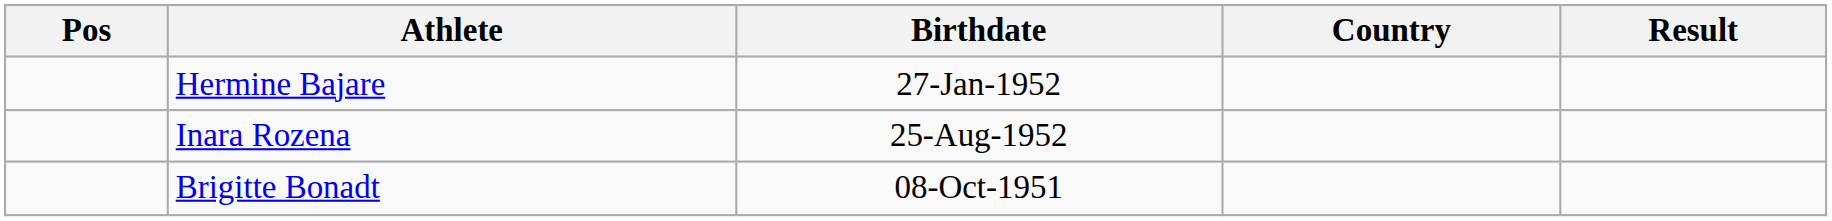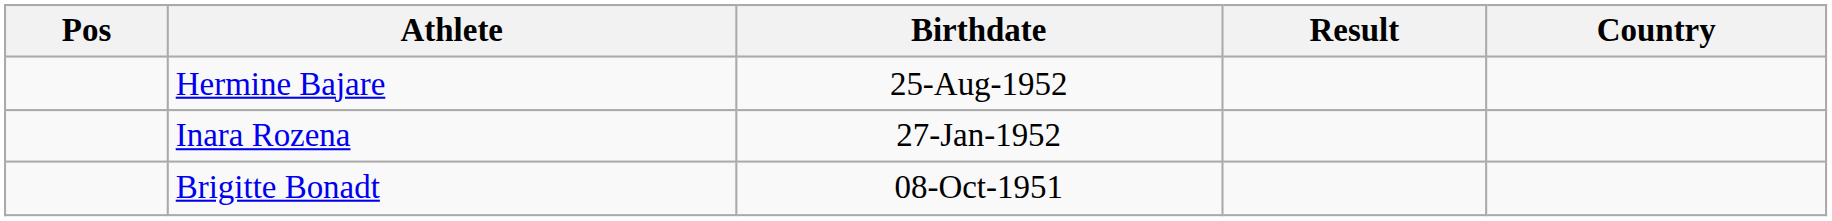columns swapped: (1391, 30) <-> (1693, 30)
(979, 82) 27-Jan-1952 -> (979, 82) 25-Aug-1952
(979, 135) 25-Aug-1952 -> (979, 135) 27-Jan-1952
